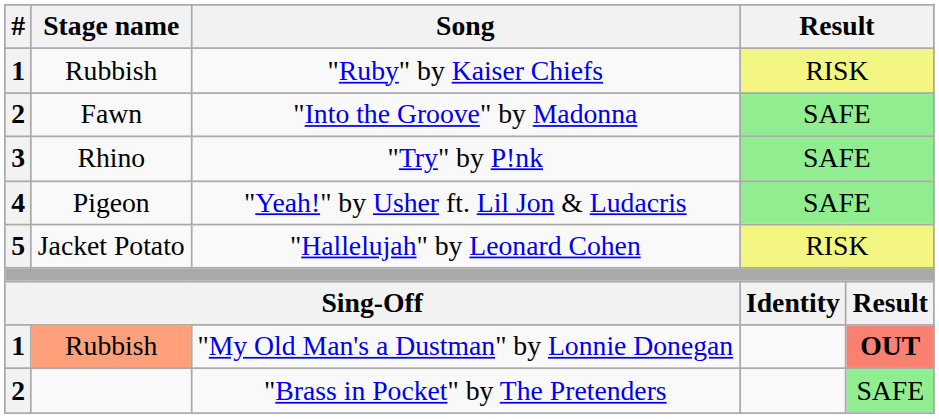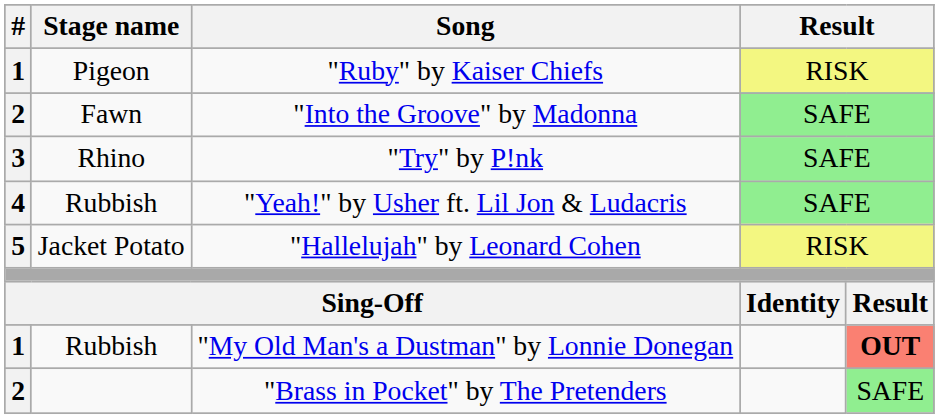(111, 70) Rubbish -> (111, 70) Pigeon
(111, 202) Pigeon -> (111, 202) Rubbish
(111, 346) lightsalmon background -> (111, 346) no background
